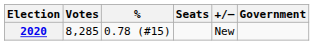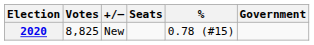columns swapped: (137, 13) <-> (224, 13)
(82, 31) 8,285 -> (82, 31) 8,825
